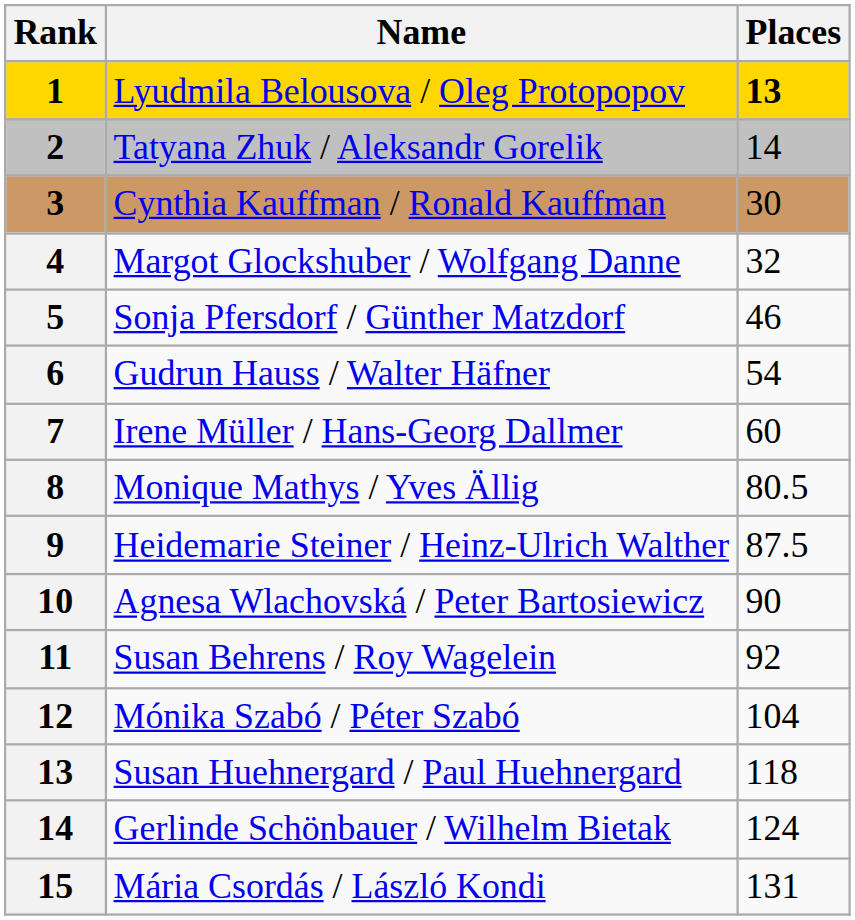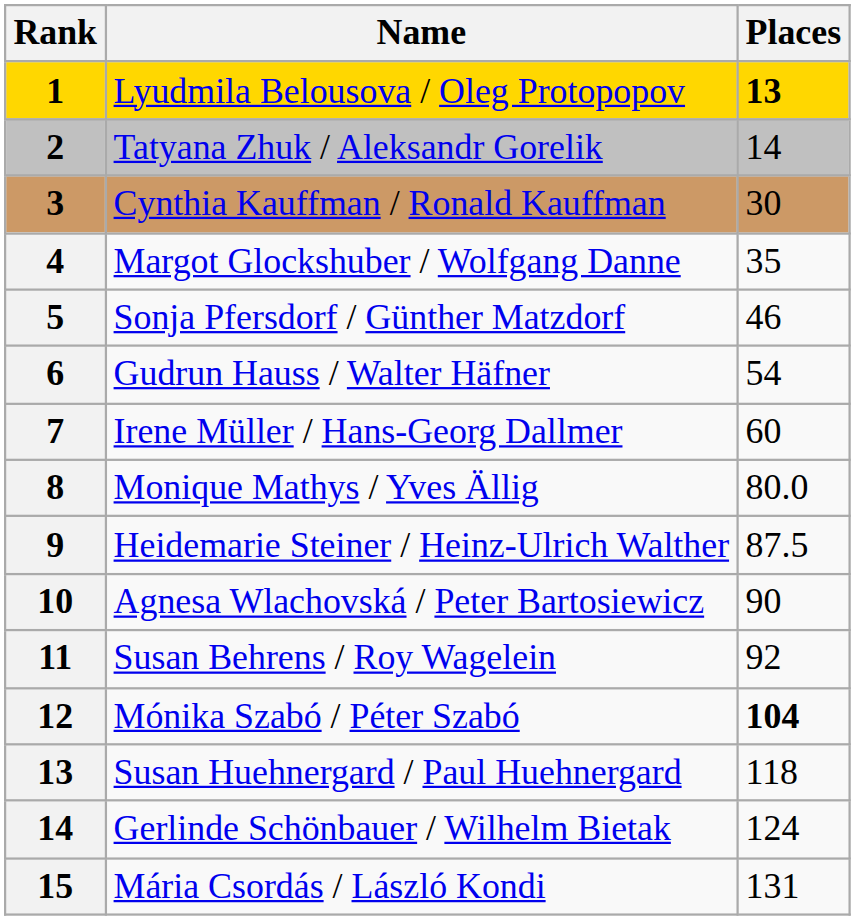(764, 260) 32 -> (764, 260) 35
(777, 487) 80.5 -> (777, 487) 80.0
(772, 714) normal -> (772, 715) bold
